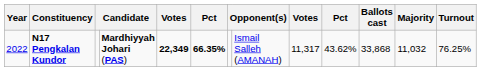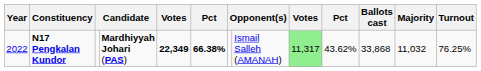(209, 48) 66.35% -> (209, 48) 66.38%
(305, 48) no background -> (305, 48) lightgreen background
